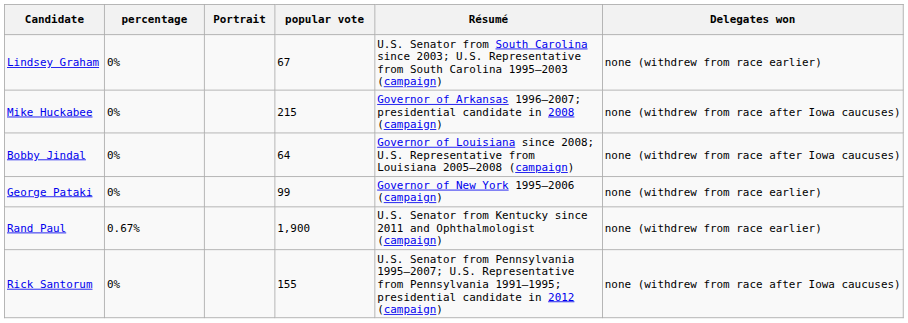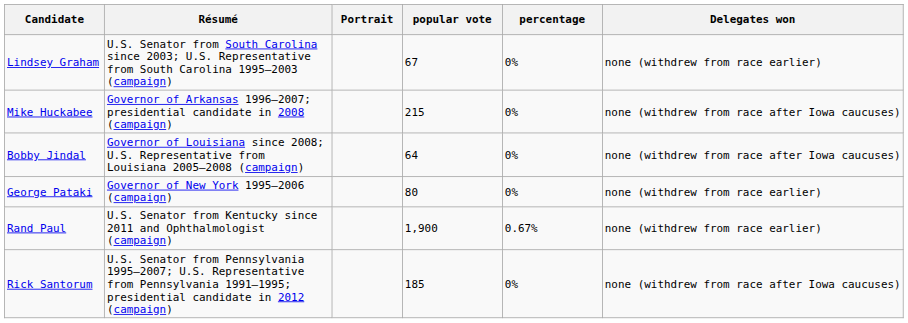columns swapped: (488, 20) <-> (154, 20)
(284, 191) 99 -> (411, 191) 80
(287, 284) 155 -> (415, 284) 185
